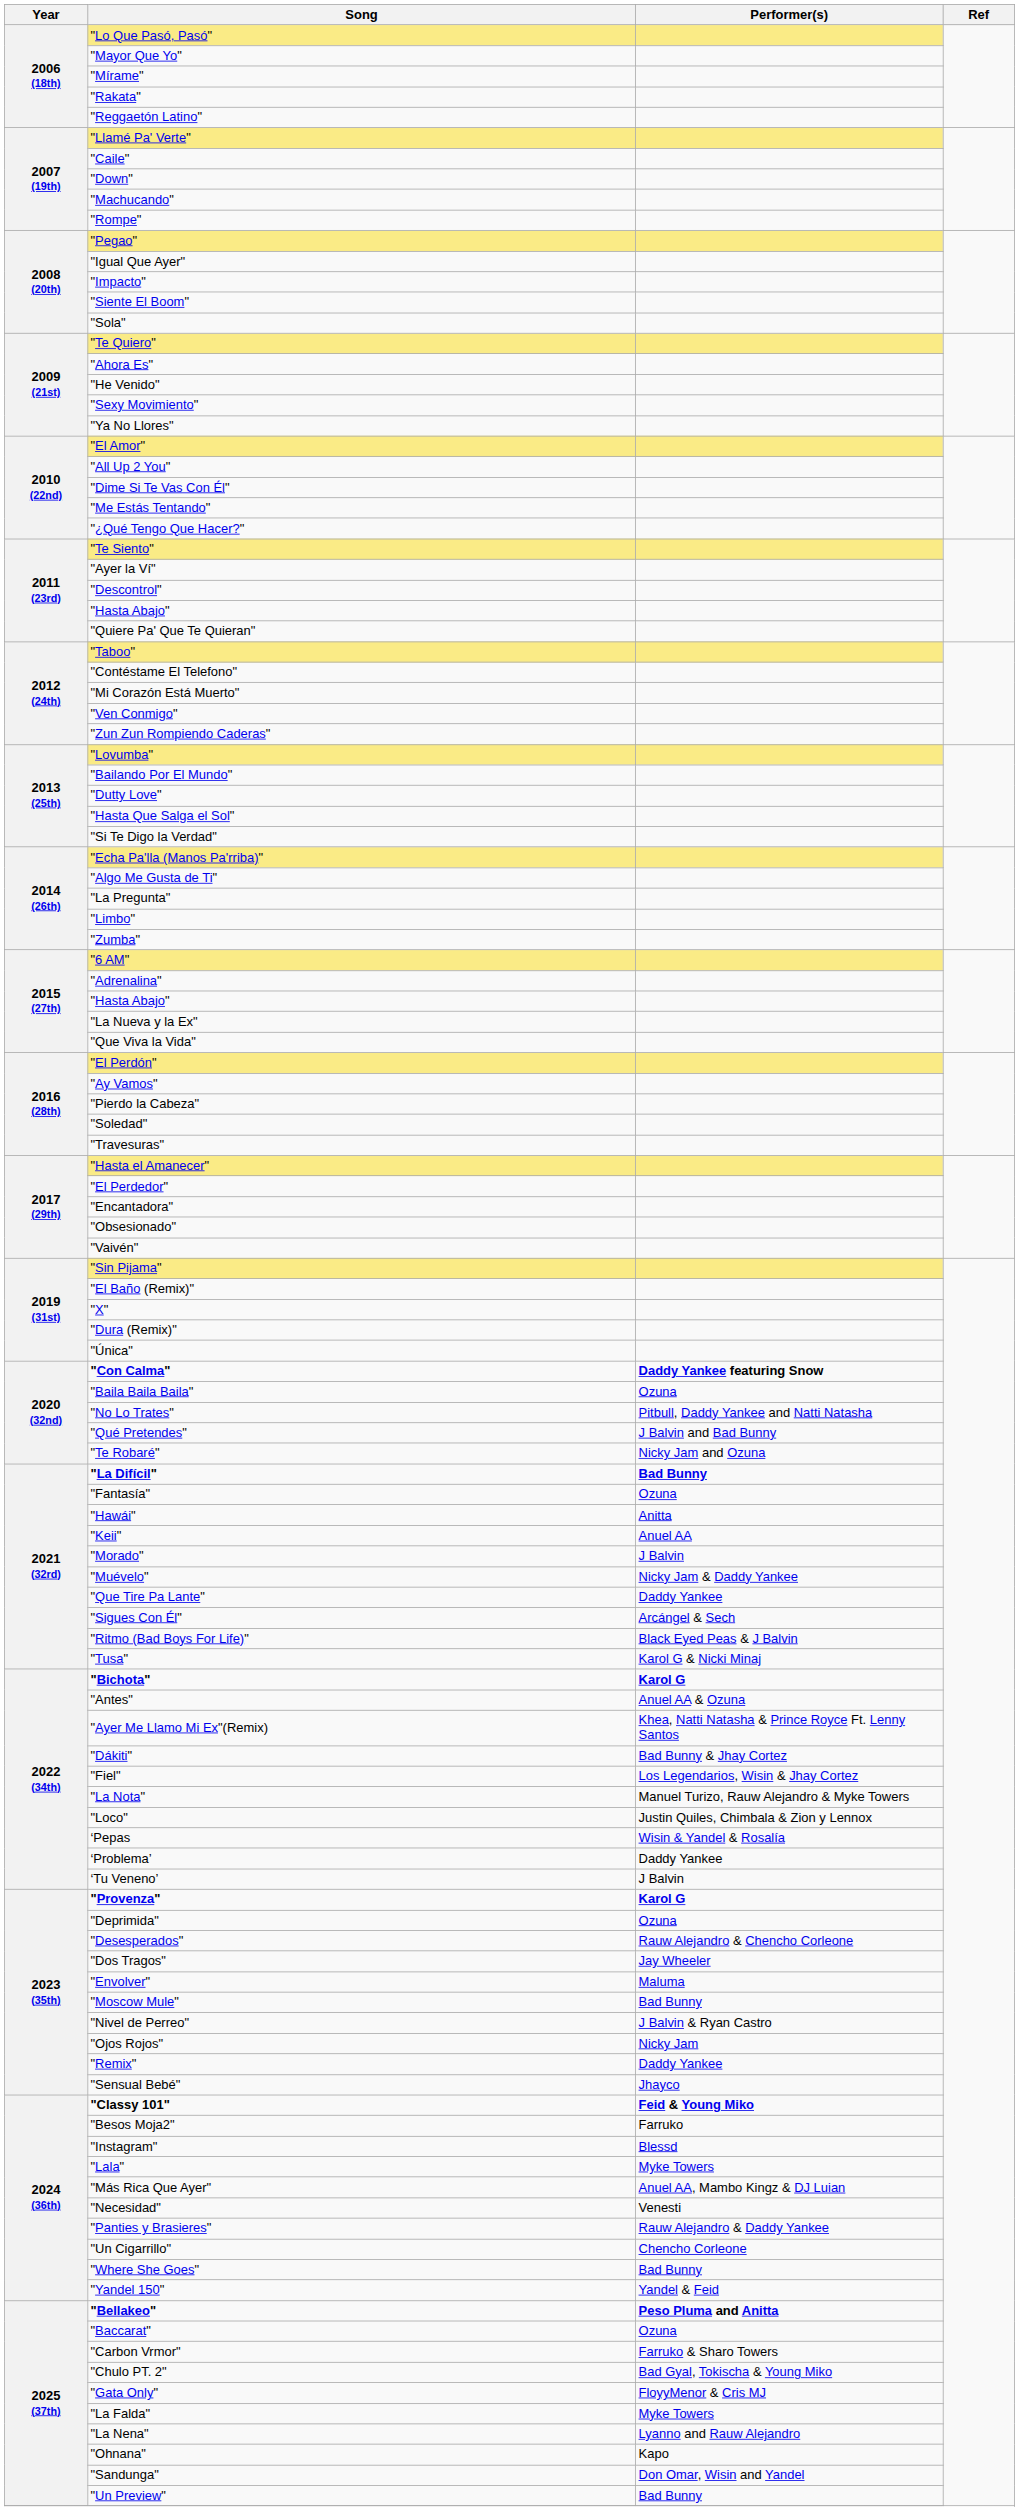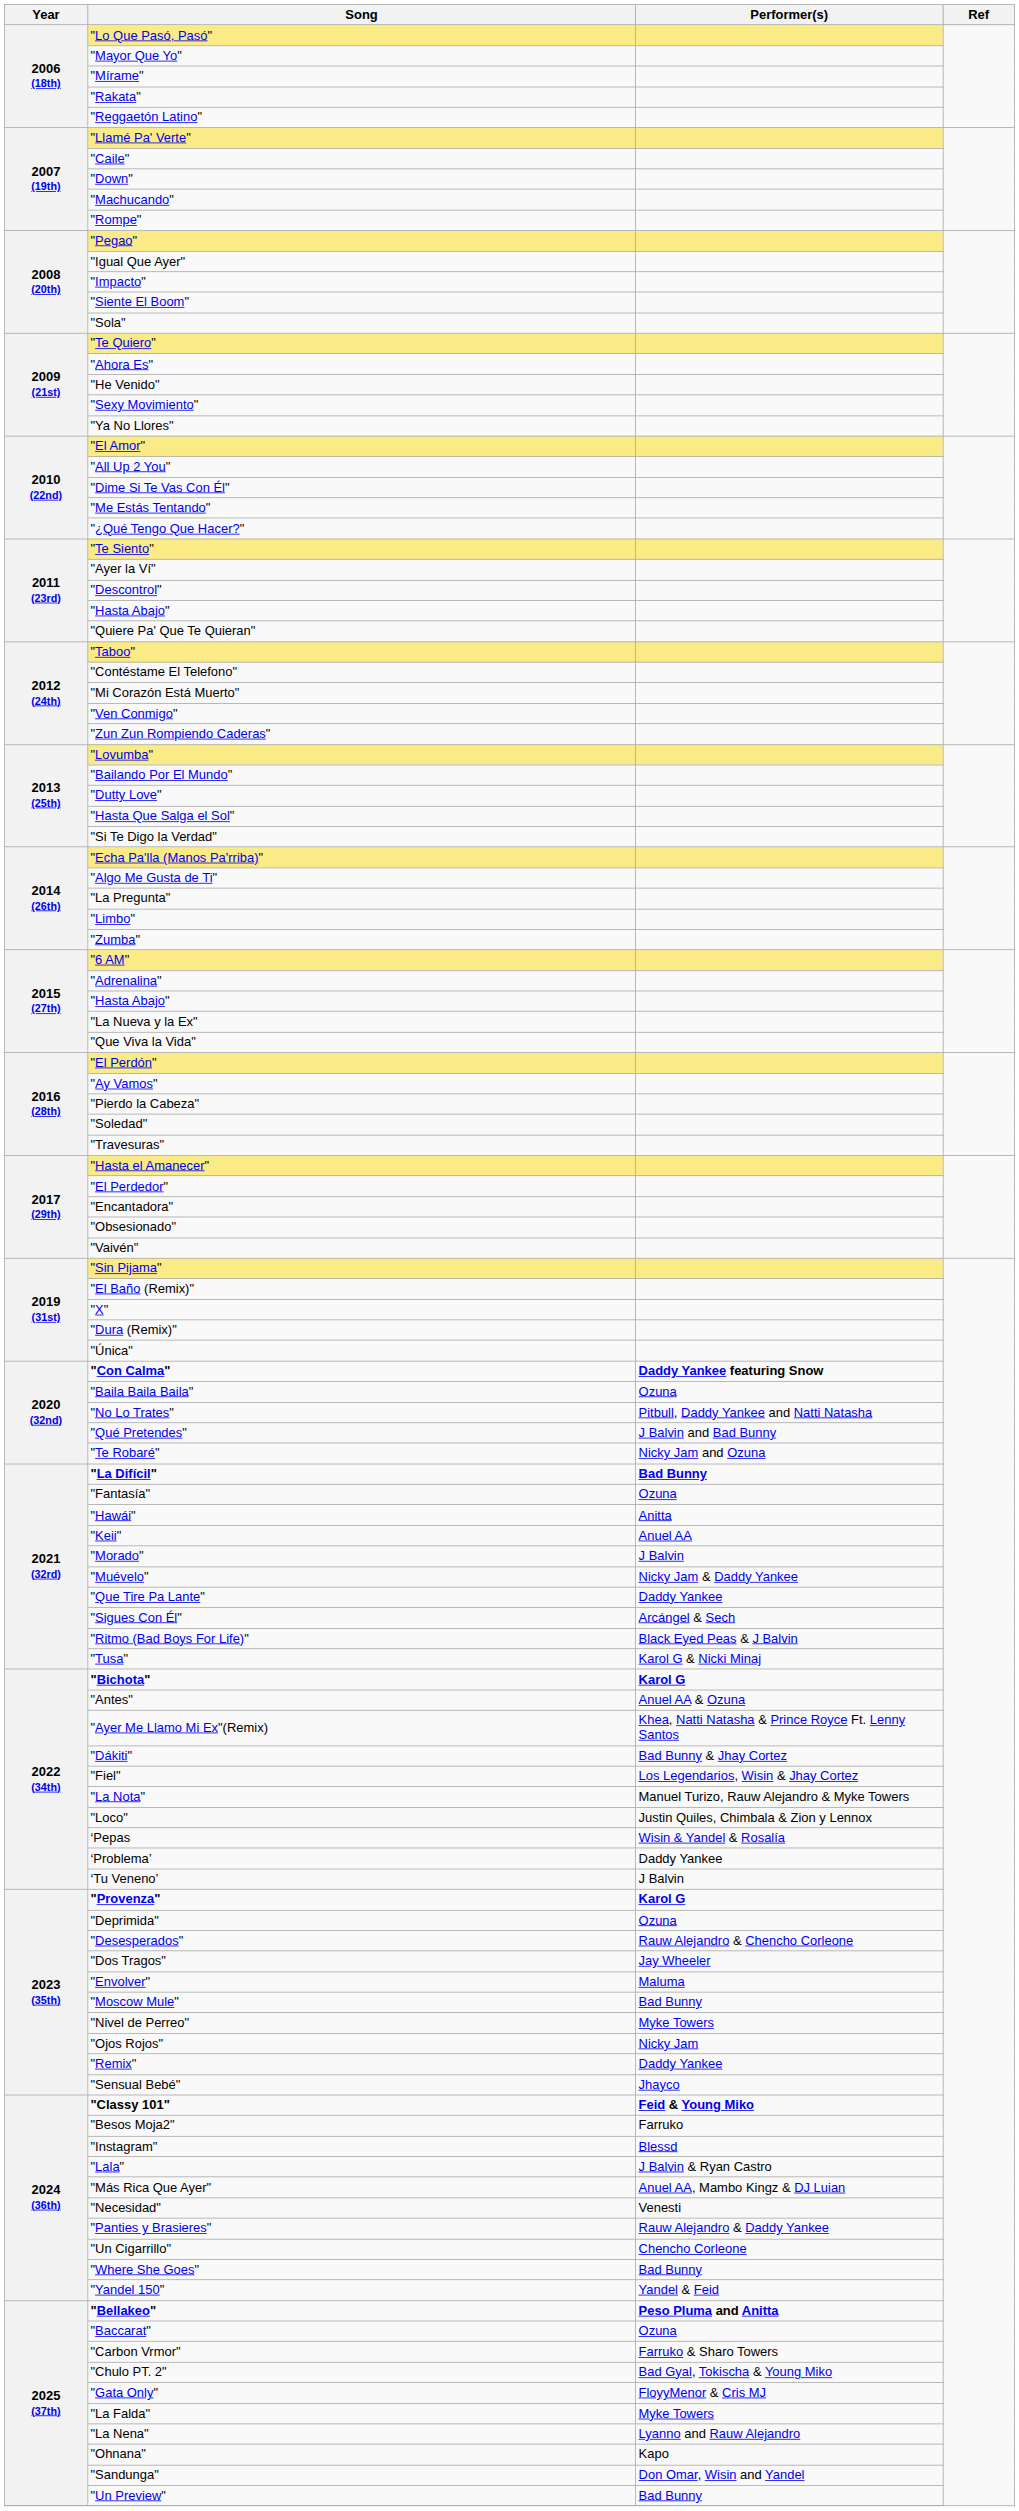(705, 2023) J Balvin & Ryan Castro -> (676, 2023) Myke Towers
(676, 2166) Myke Towers -> (705, 2166) J Balvin & Ryan Castro
